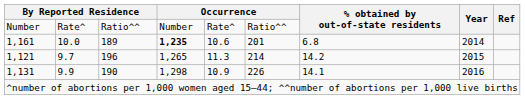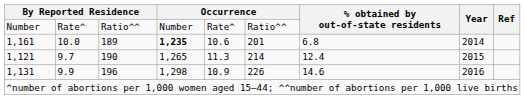(109, 57) 196 -> (109, 57) 190
(313, 57) 14.2 -> (313, 57) 12.4
(109, 72) 190 -> (109, 72) 196
(313, 72) 14.1 -> (313, 72) 14.6
